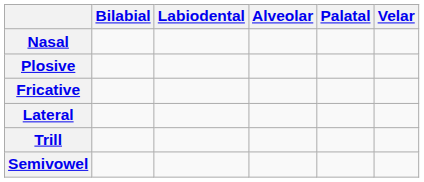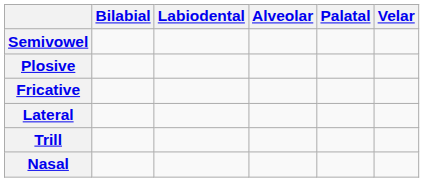rows swapped: (48, 41) <-> (48, 164)
